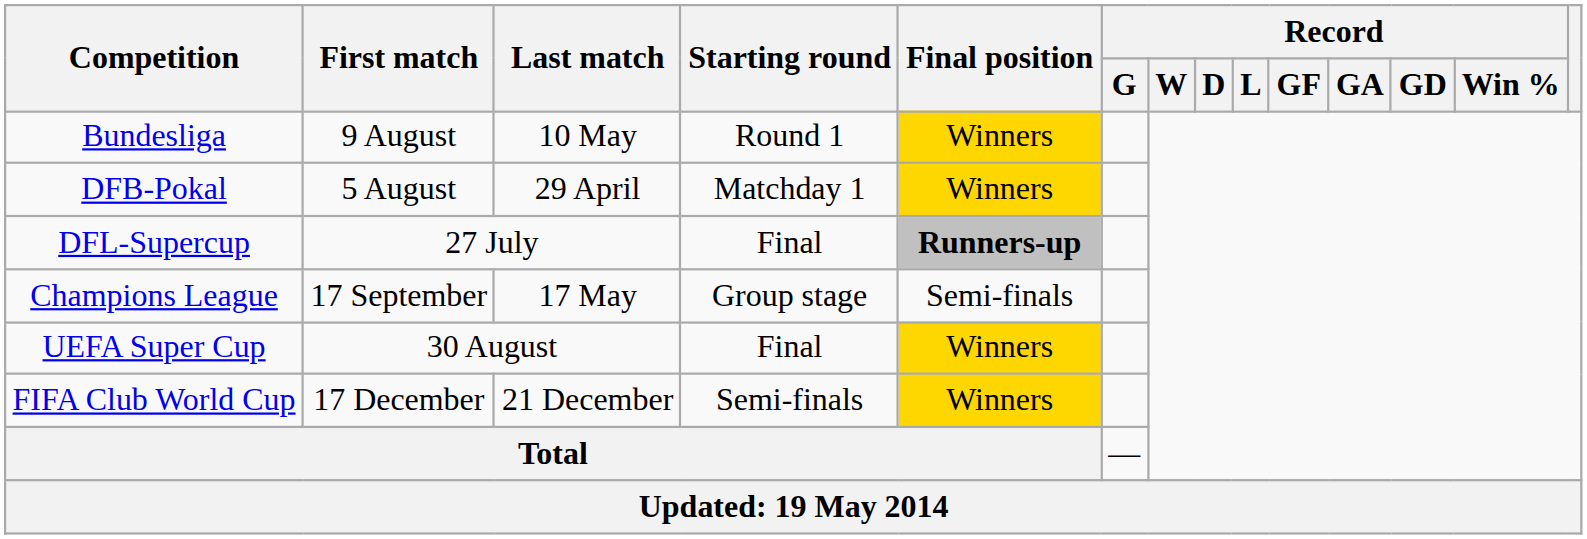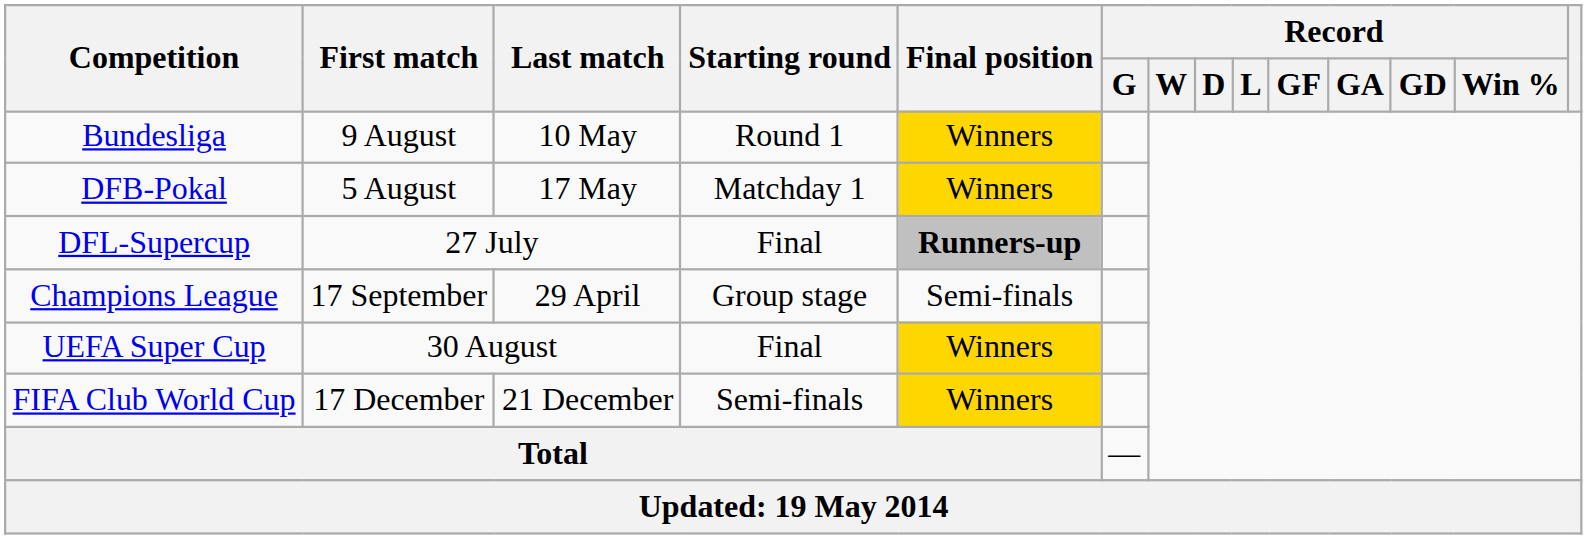(588, 189) 29 April -> (588, 189) 17 May
(588, 294) 17 May -> (588, 294) 29 April
